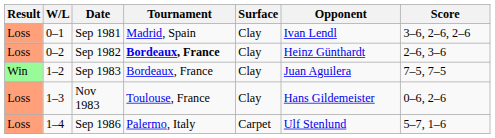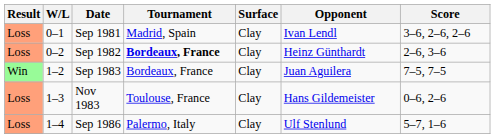(255, 124) Carpet -> (250, 124) Clay
